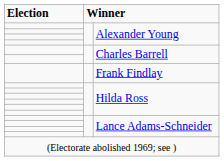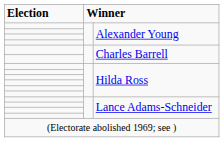- row: (44, 73)
